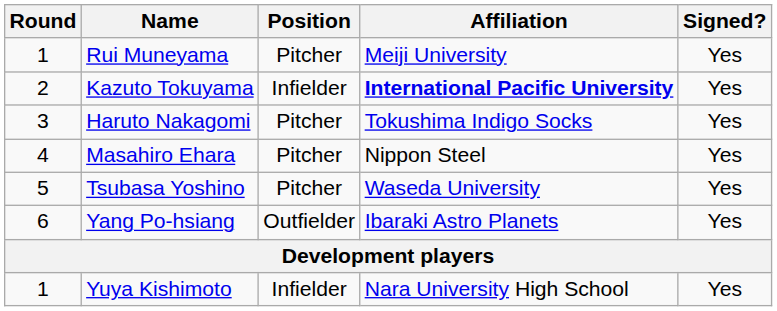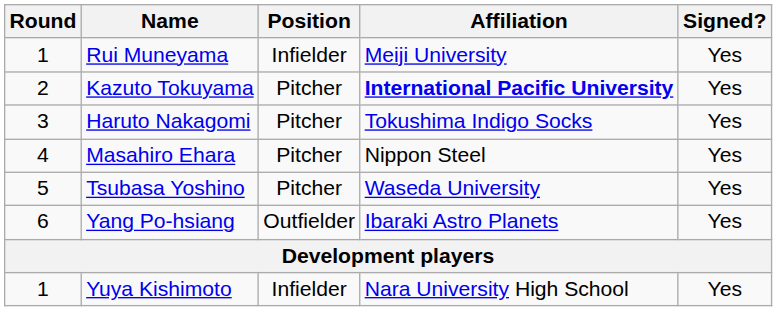(309, 54) Pitcher -> (309, 54) Infielder
(309, 88) Infielder -> (309, 88) Pitcher
